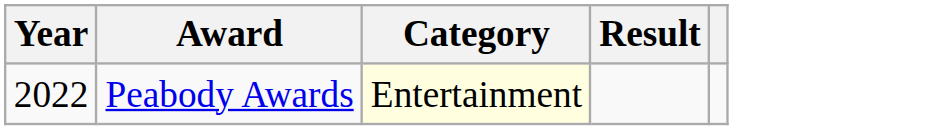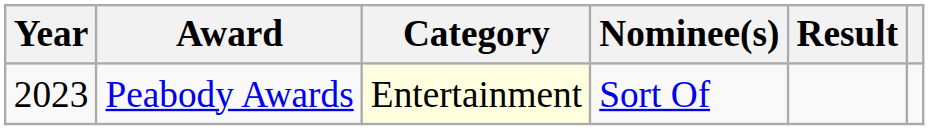+ column: (689, 34)
(51, 93) 2022 -> (51, 93) 2023
